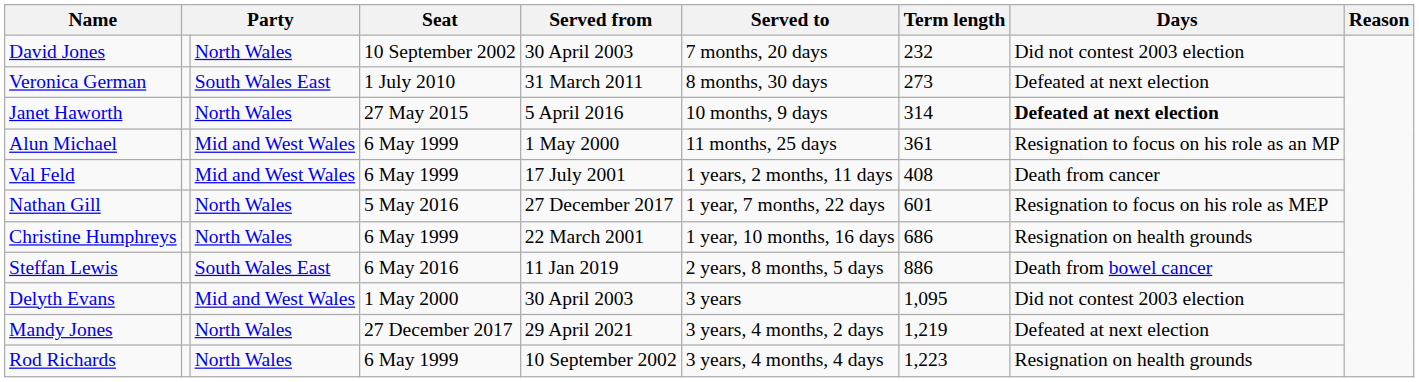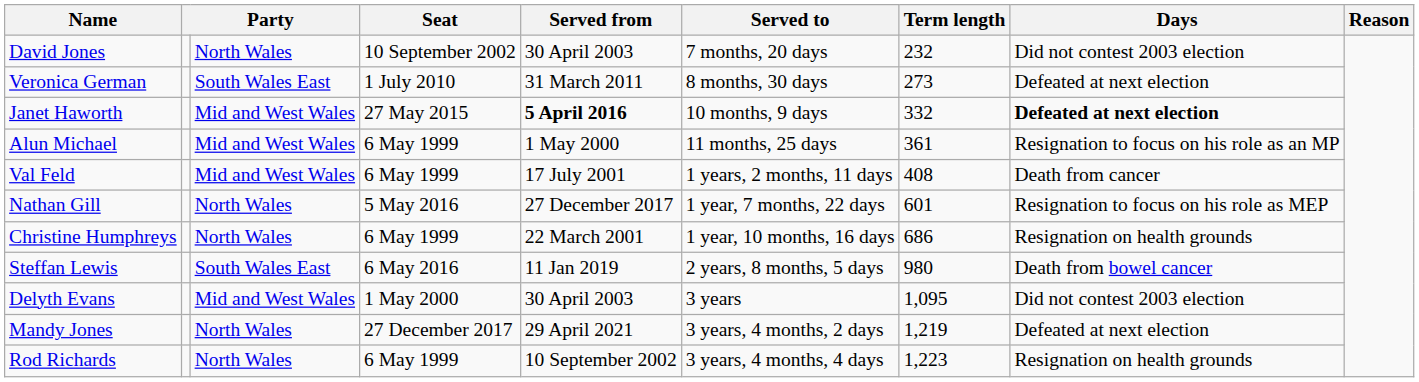(243, 112) North Wales -> (275, 112) Mid and West Wales
(574, 112) normal -> (576, 112) bold
(918, 112) 314 -> (918, 112) 332
(918, 267) 886 -> (918, 267) 980
